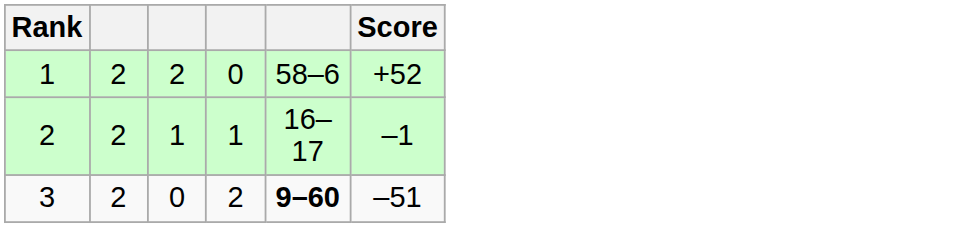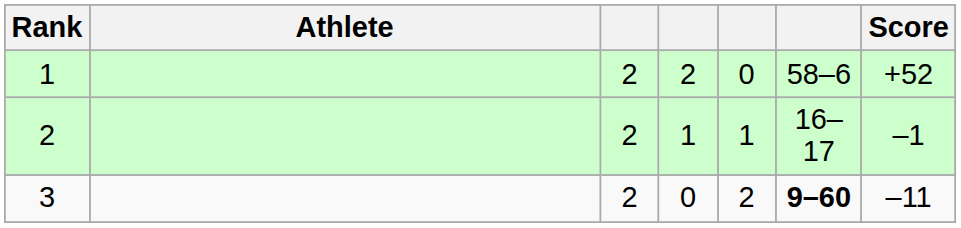+ column: (345, 27)
(398, 197) –51 -> (909, 197) –11
